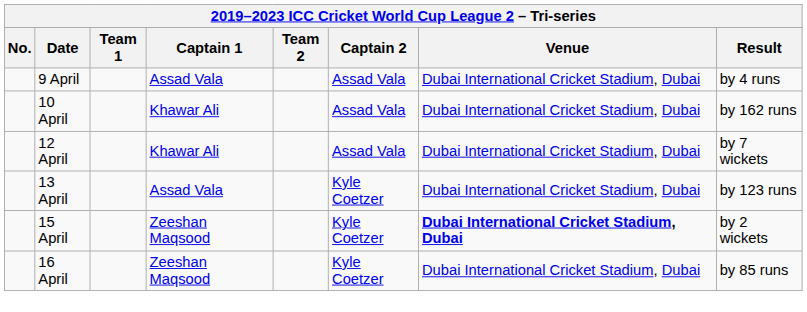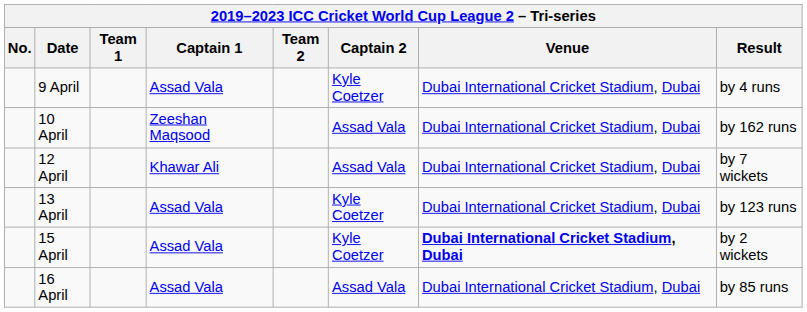(369, 79) Assad Vala -> (358, 87) Kyle Coetzer
(184, 111) Khawar Ali -> (180, 127) Zeeshan Maqsood
(180, 230) Zeeshan Maqsood -> (186, 247) Assad Vala
(180, 270) Zeeshan Maqsood -> (186, 287) Assad Vala
(358, 270) Kyle Coetzer -> (369, 287) Assad Vala
